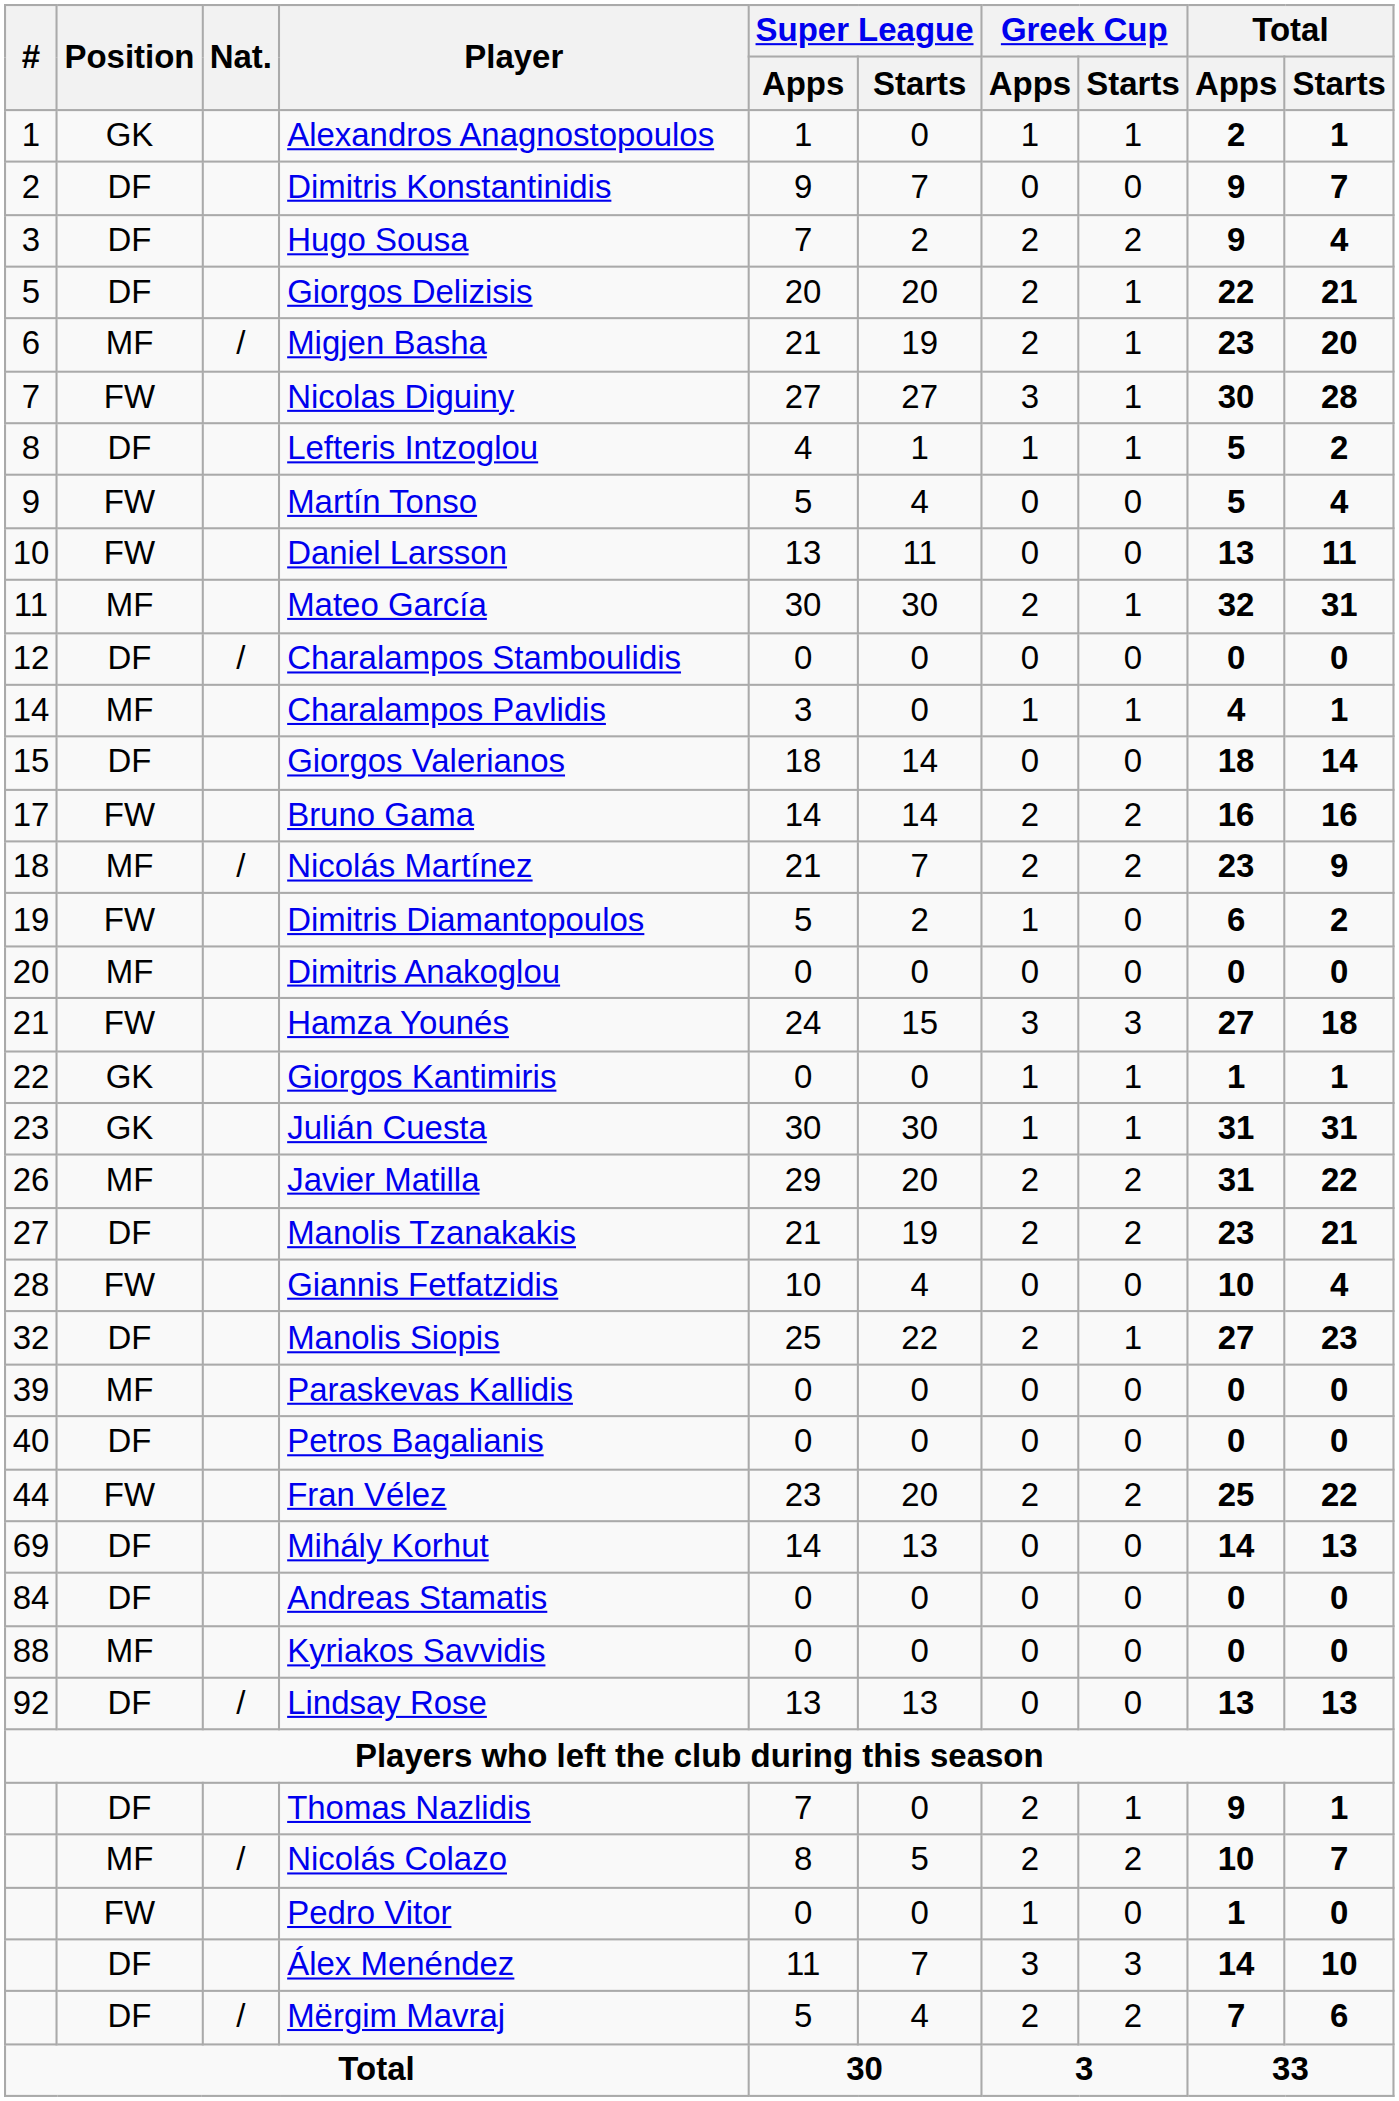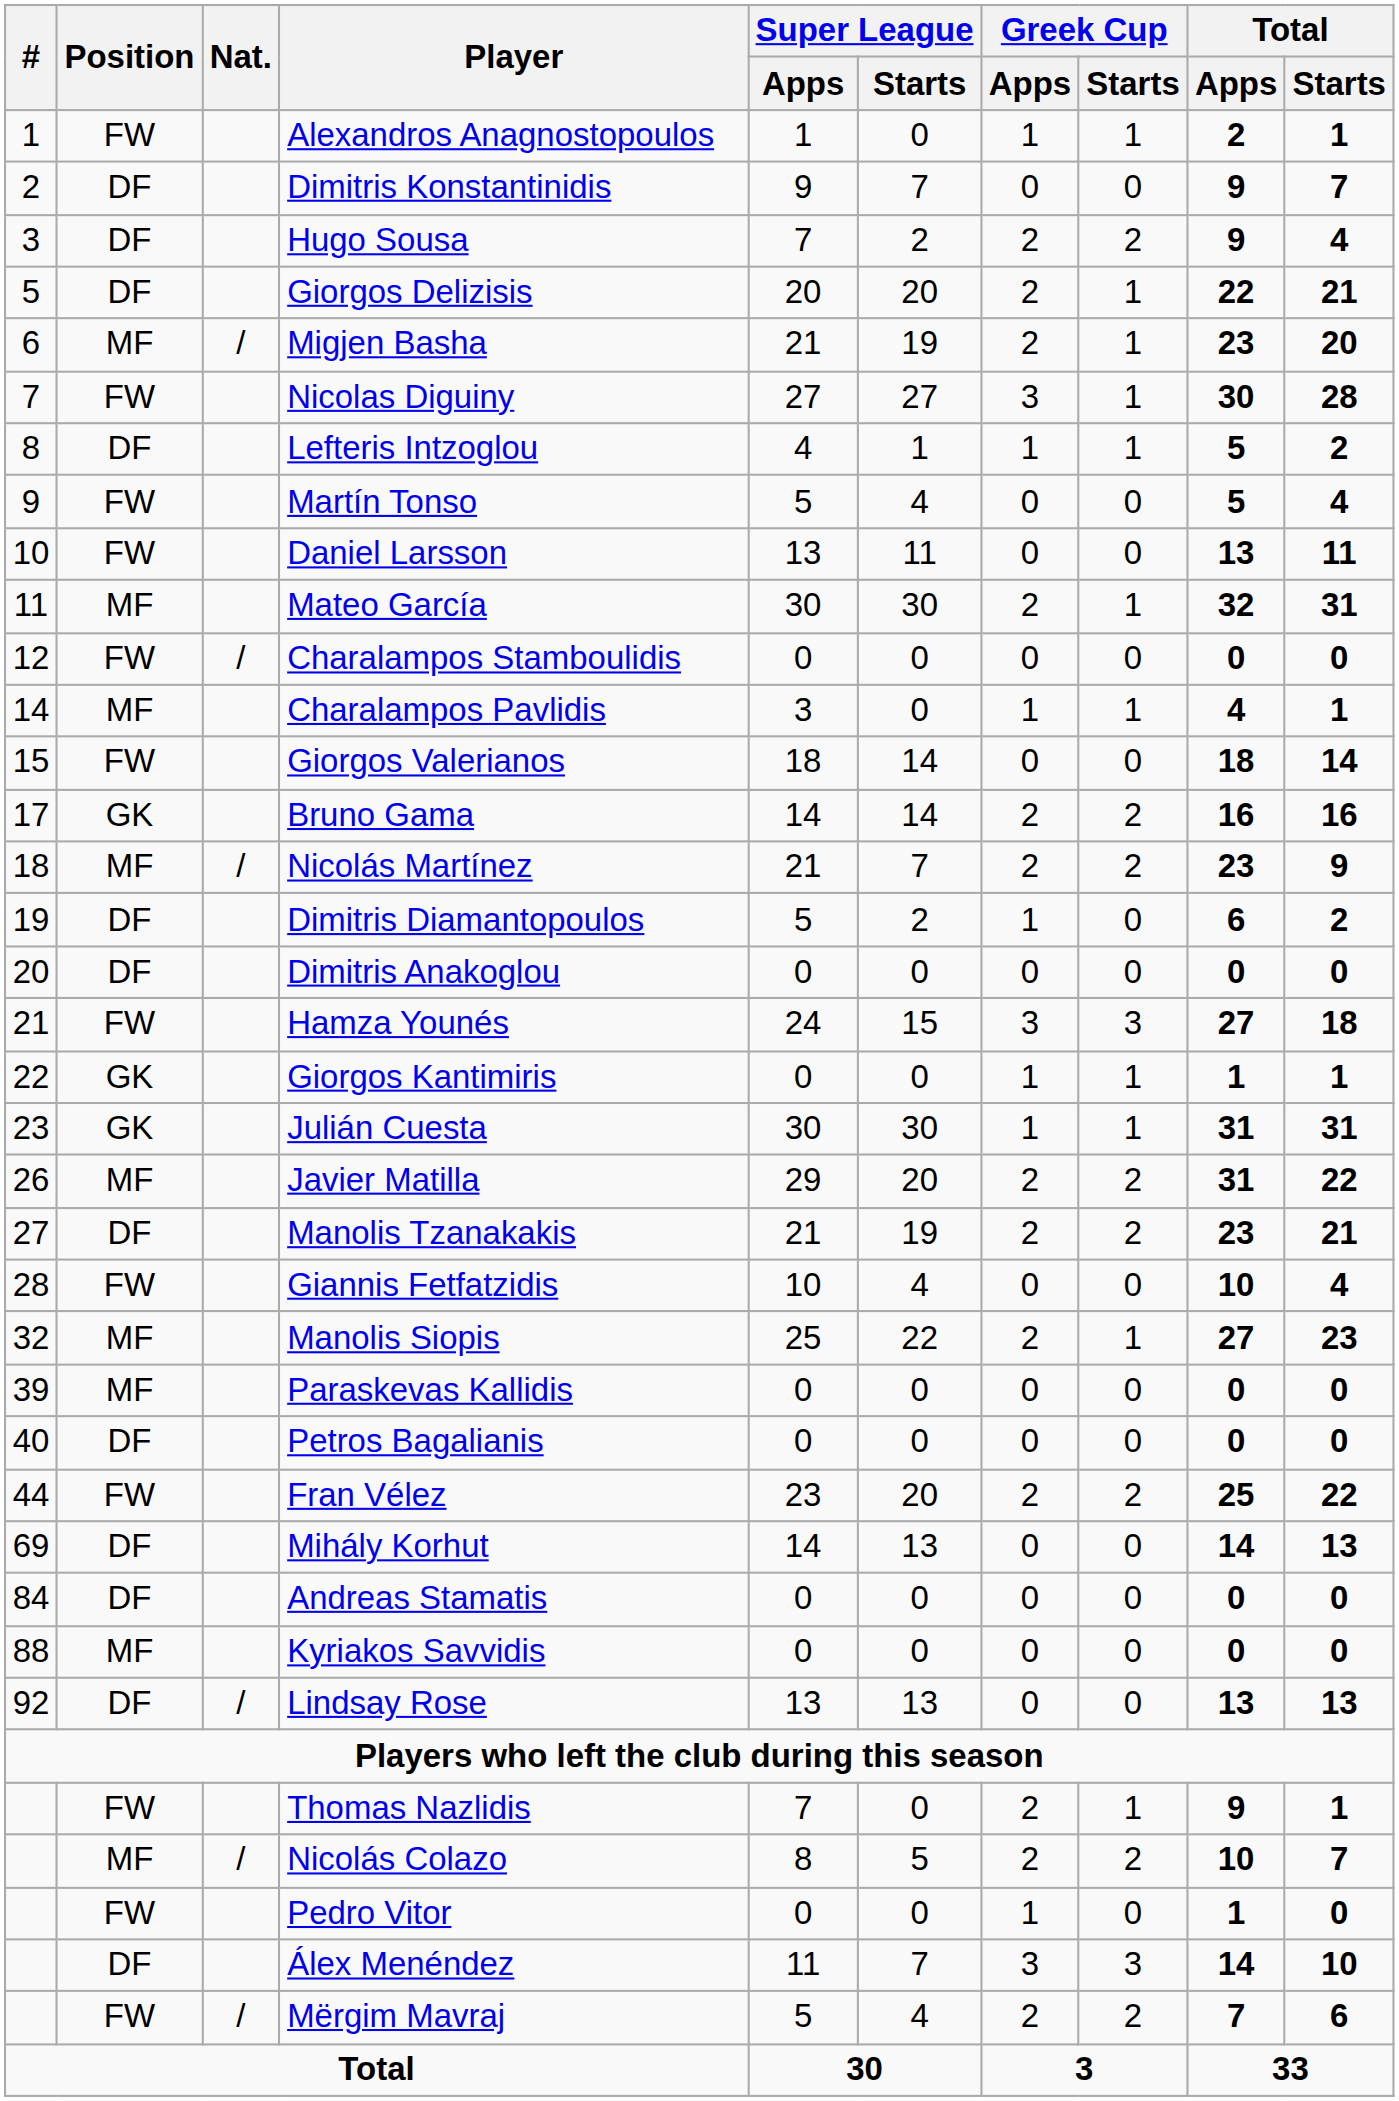(129, 135) GK -> (129, 135) FW
(129, 657) DF -> (129, 657) FW
(129, 762) DF -> (129, 762) FW
(129, 814) FW -> (129, 814) GK
(129, 919) FW -> (129, 919) DF
(129, 971) MF -> (129, 971) DF
(129, 1337) DF -> (129, 1337) MF
(129, 1807) DF -> (129, 1807) FW
(129, 2016) DF -> (129, 2016) FW
